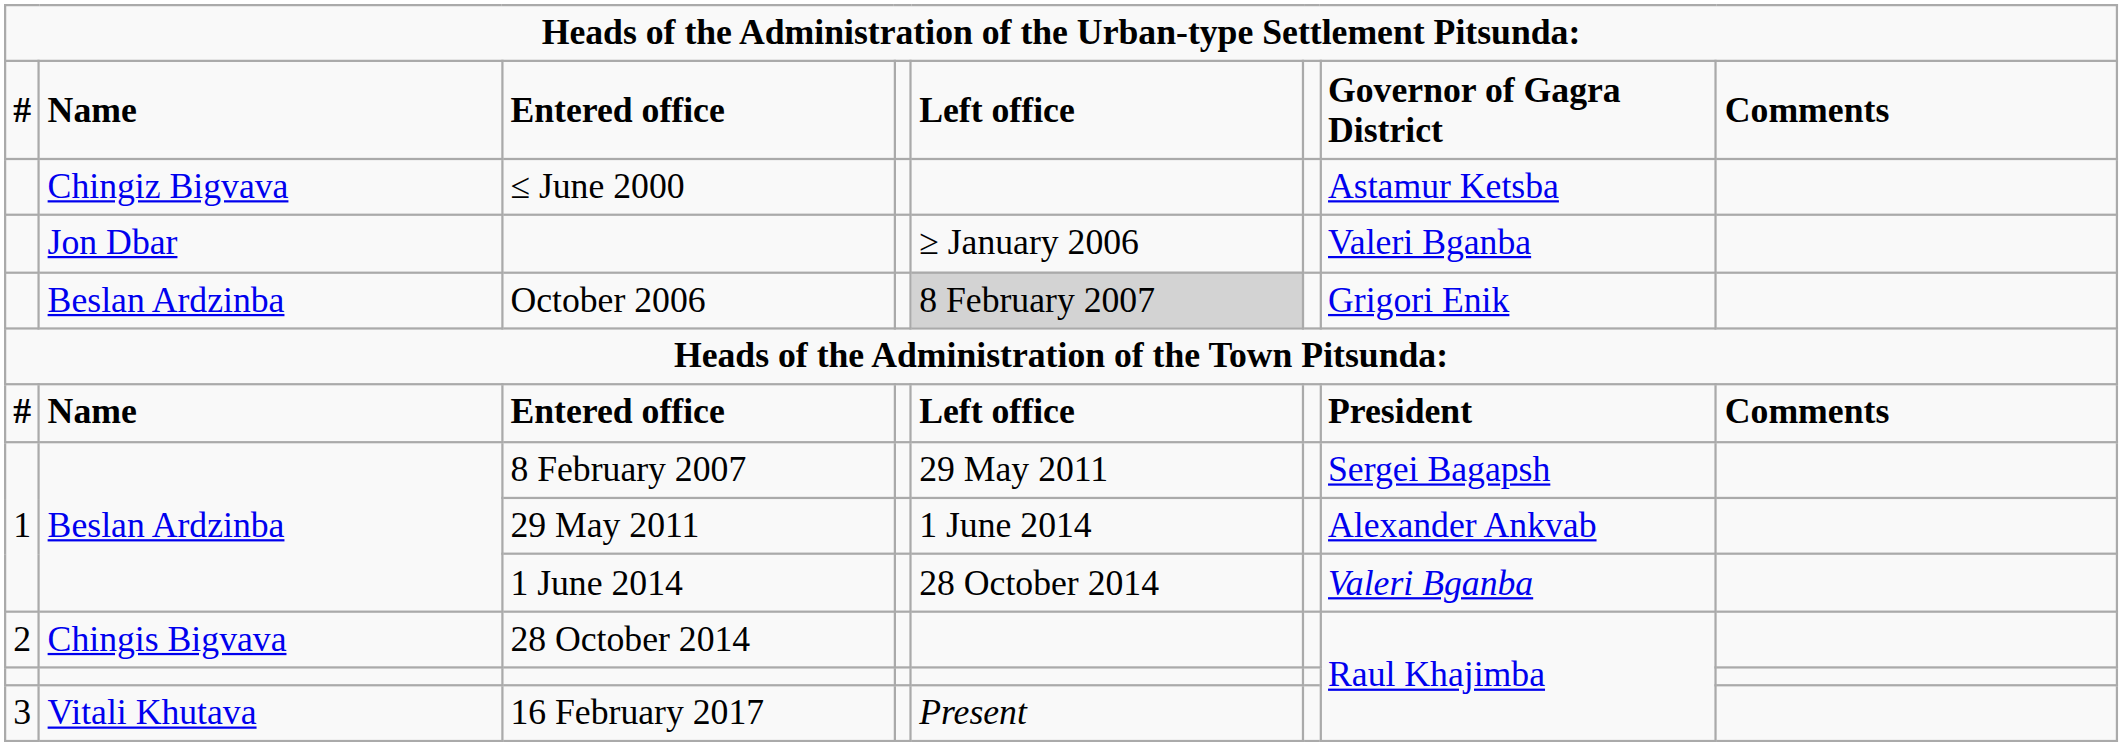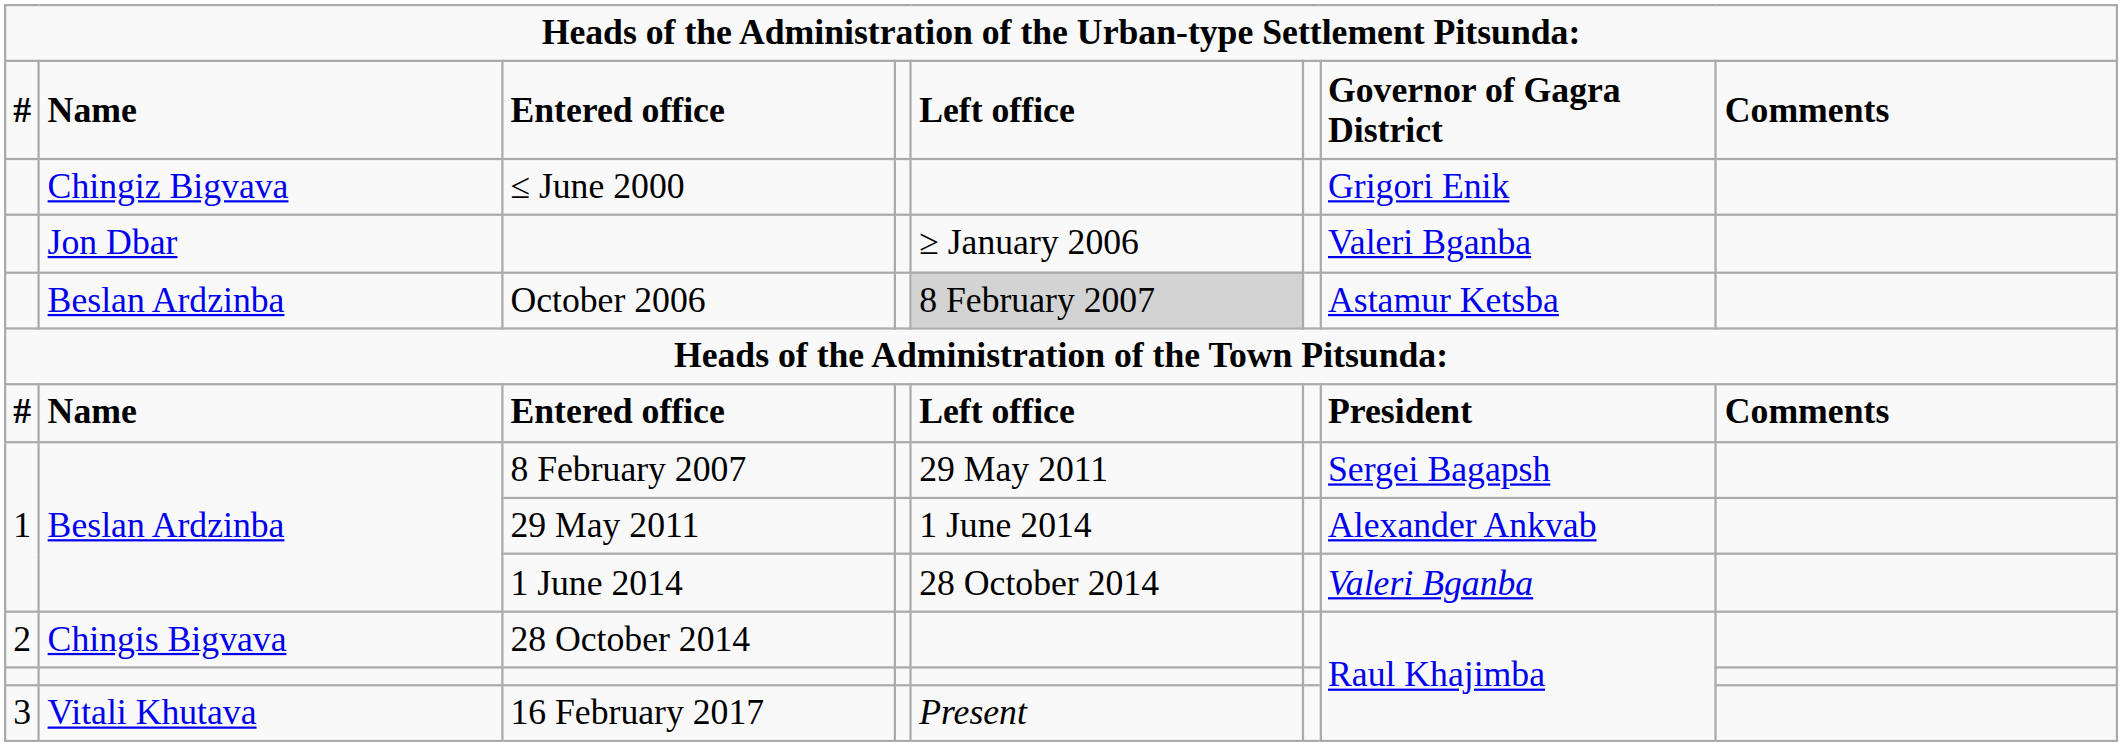(1443, 186) Astamur Ketsba -> (1419, 186) Grigori Enik
(1419, 299) Grigori Enik -> (1443, 299) Astamur Ketsba
